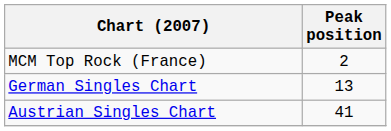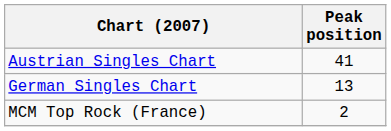rows swapped: (112, 112) <-> (107, 61)
